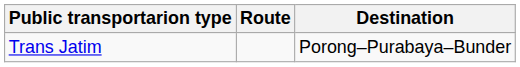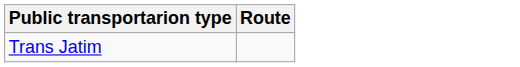- column: (405, 18)
